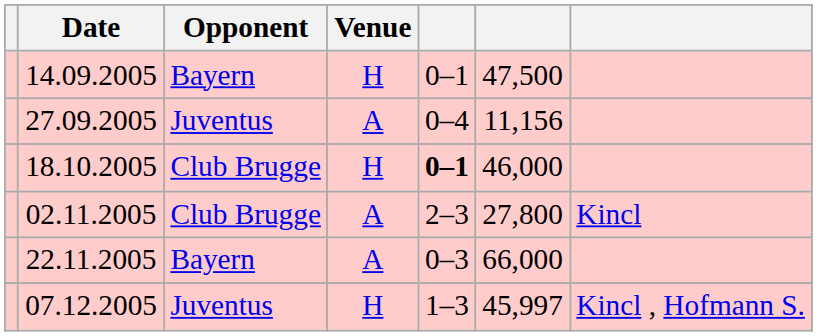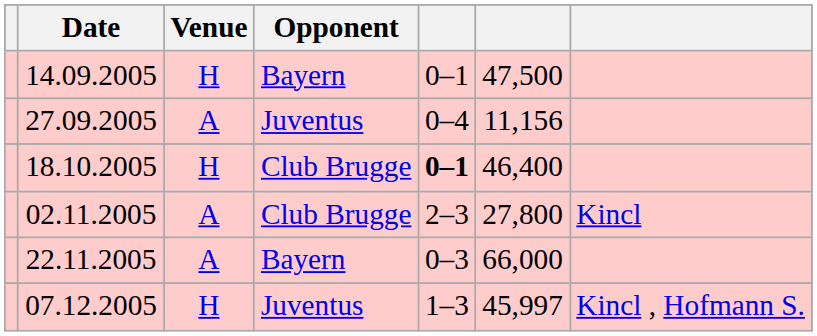columns swapped: (373, 27) <-> (246, 27)
(523, 167) 46,000 -> (523, 167) 46,400
